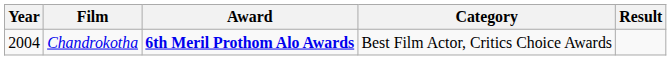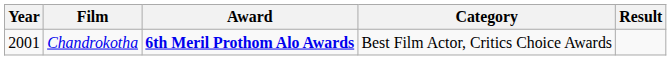(24, 42) 2004 -> (24, 42) 2001
